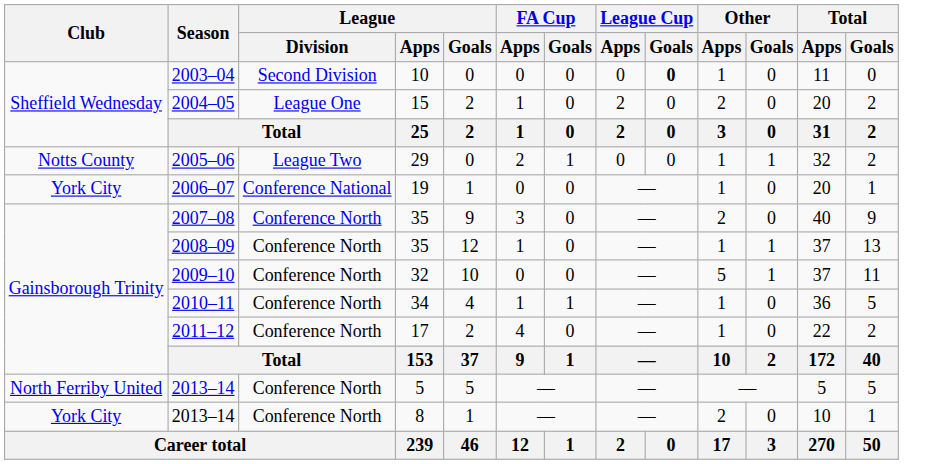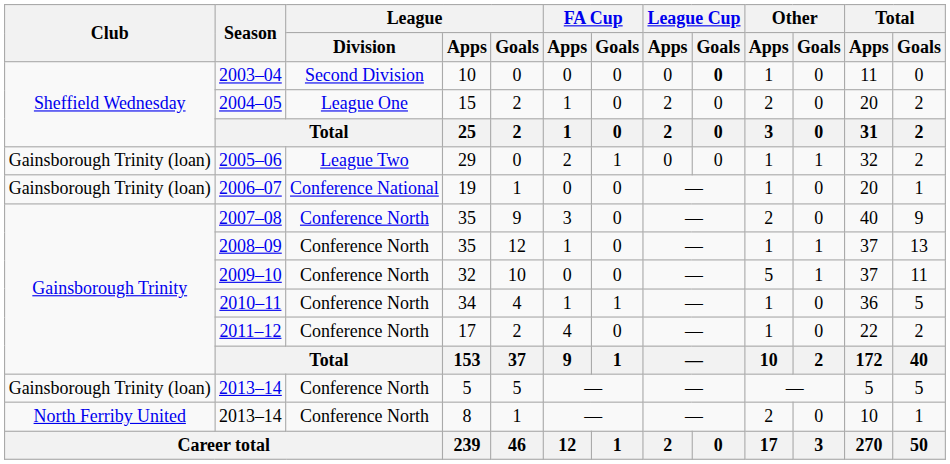(86, 160) Notts County -> (110, 160) Gainsborough Trinity (loan)
(86, 189) York City -> (110, 189) Gainsborough Trinity (loan)
(86, 388) North Ferriby United -> (110, 388) Gainsborough Trinity (loan)
(86, 416) York City -> (110, 416) North Ferriby United
